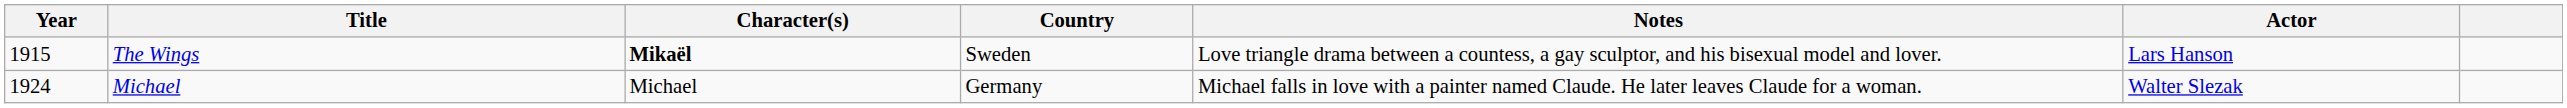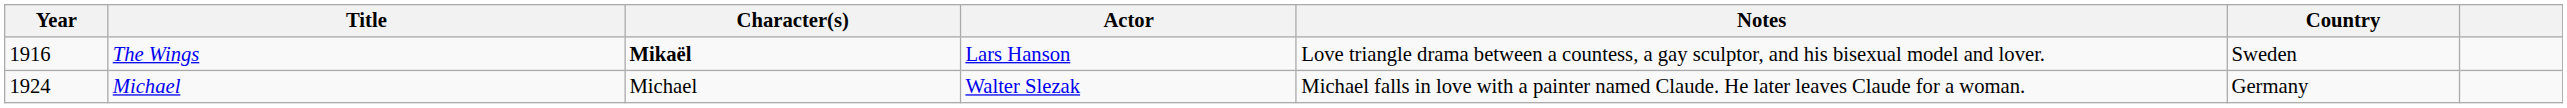columns swapped: (2291, 20) <-> (1077, 20)
(30, 53) 1915 -> (30, 53) 1916
